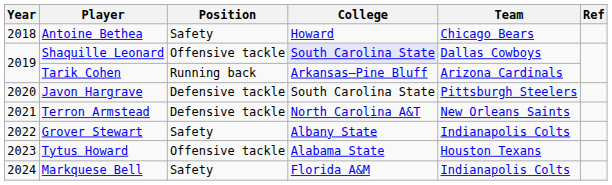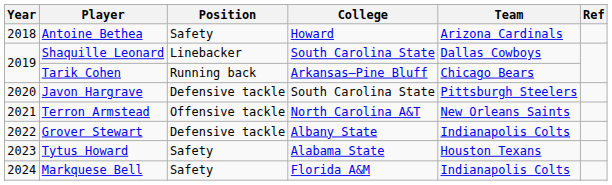(487, 34) Chicago Bears -> (502, 34) Arizona Cardinals
(228, 53) Offensive tackle -> (206, 53) Linebacker
(363, 53) lavender background -> (363, 53) no background
(502, 73) Arizona Cardinals -> (487, 73) Chicago Bears
(228, 112) Defensive tackle -> (228, 112) Offensive tackle
(192, 131) Safety -> (228, 131) Defensive tackle
(228, 151) Offensive tackle -> (192, 151) Safety
